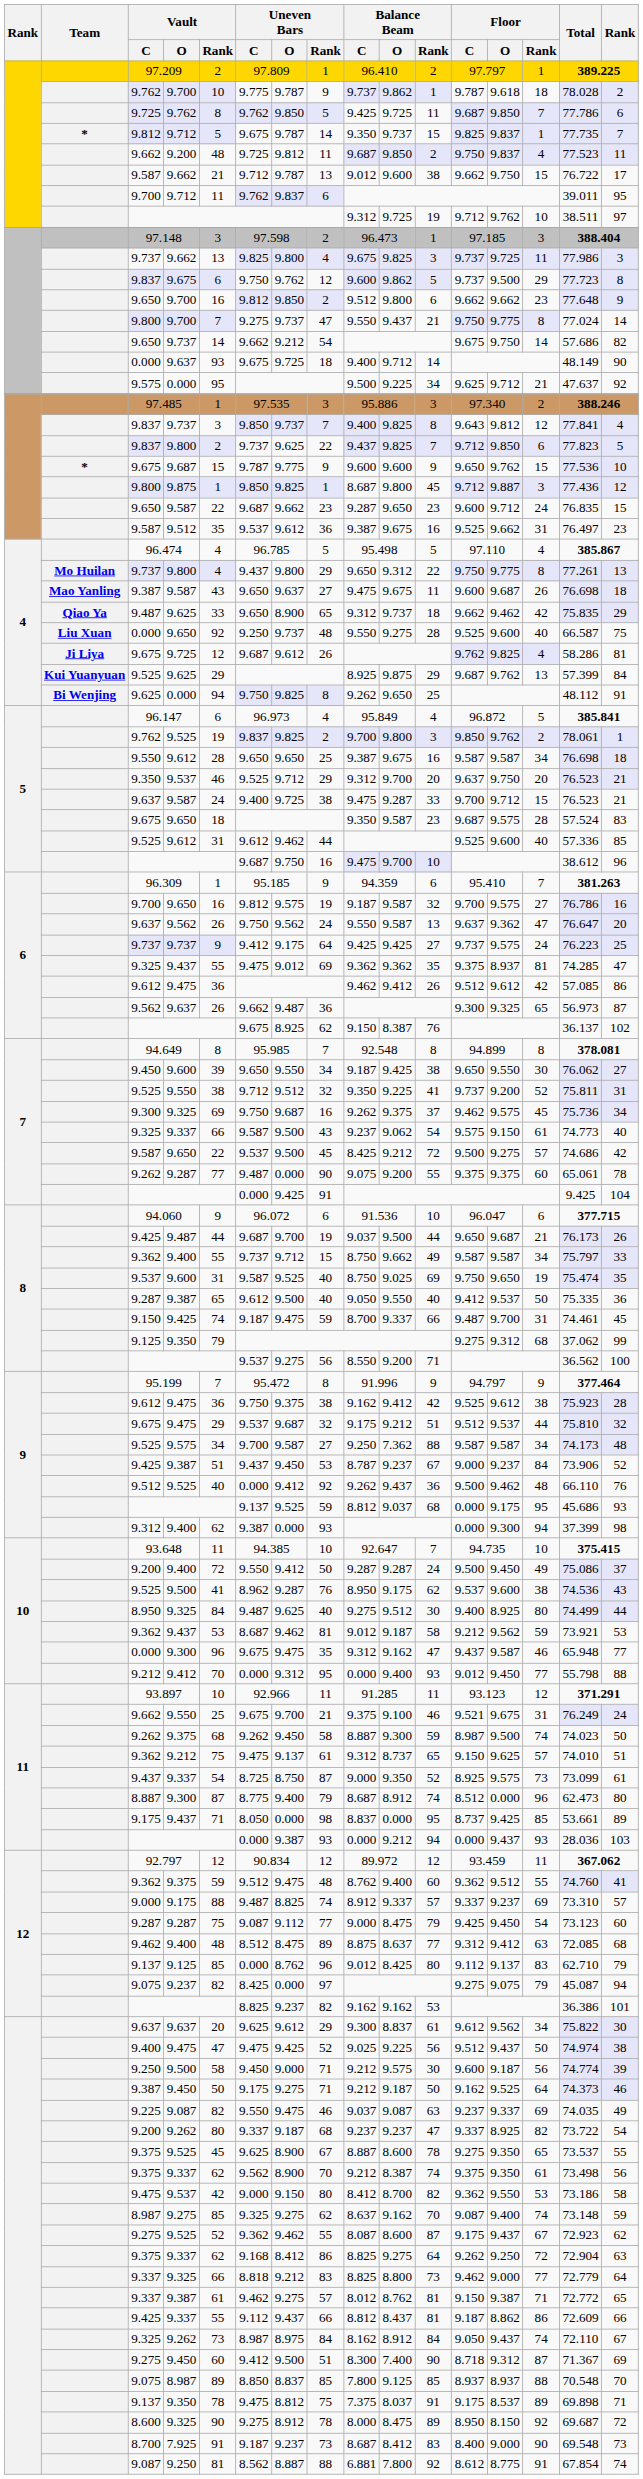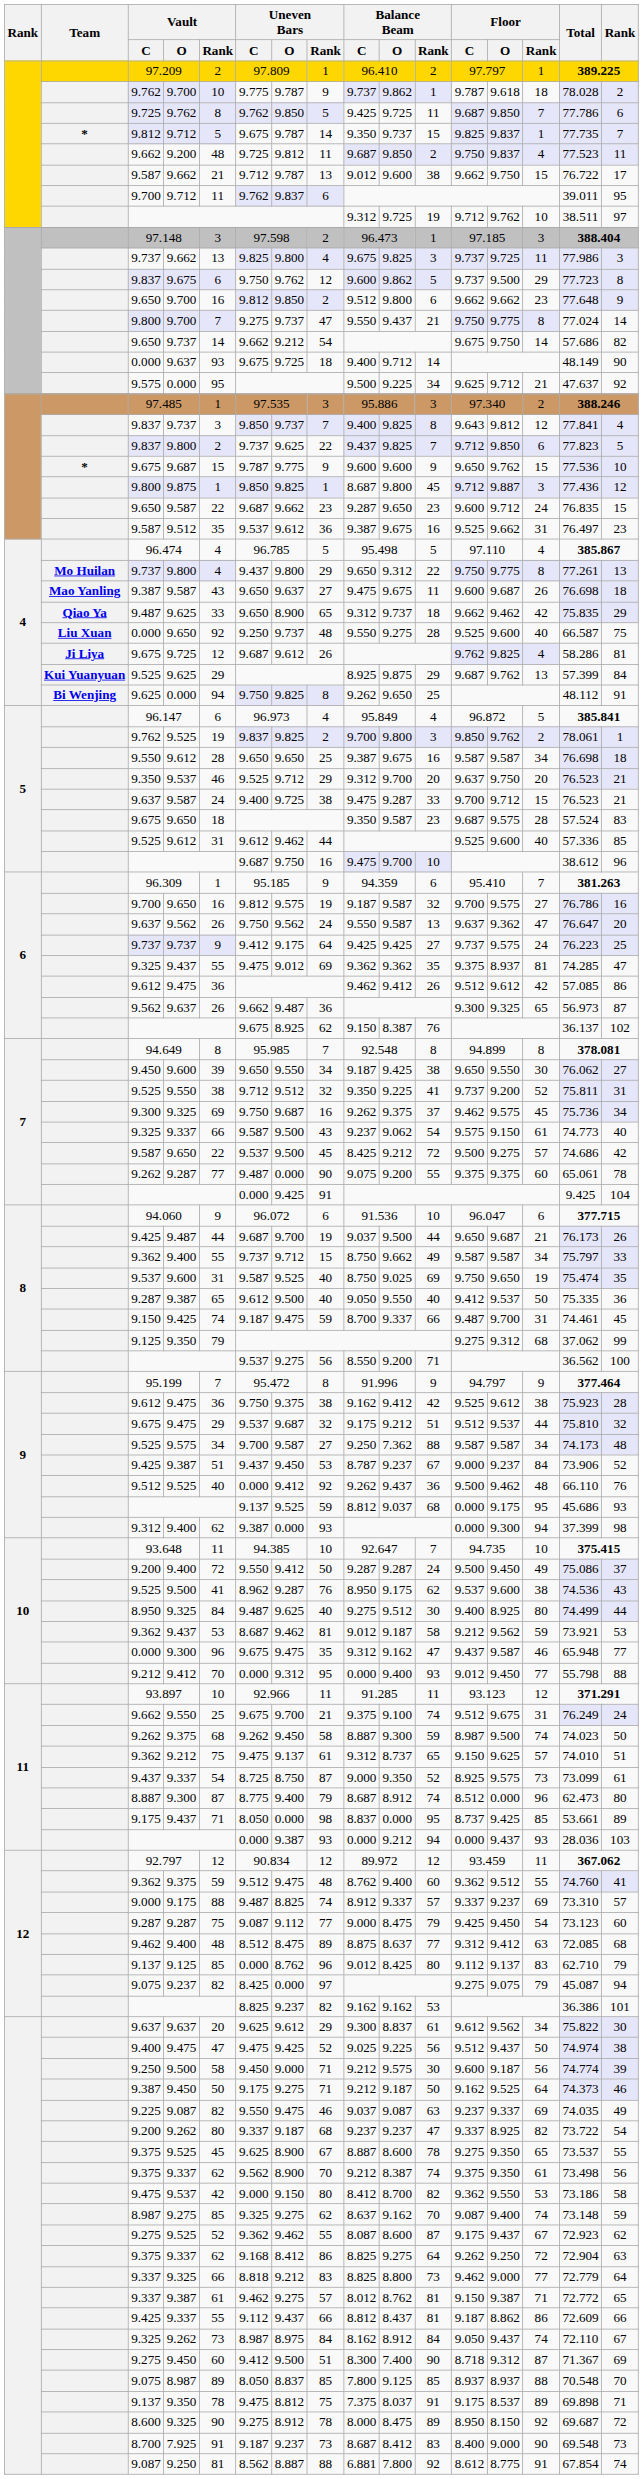(433, 1715) 46 -> (433, 1715) 74
(469, 1715) 9.521 -> (469, 1715) 9.512
(254, 2380) 8.850 -> (254, 2380) 8.050
